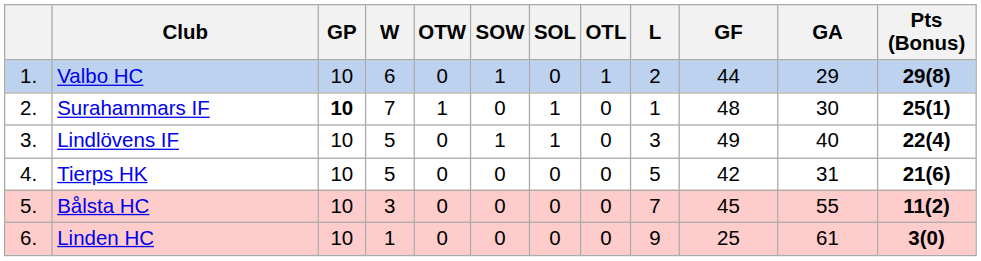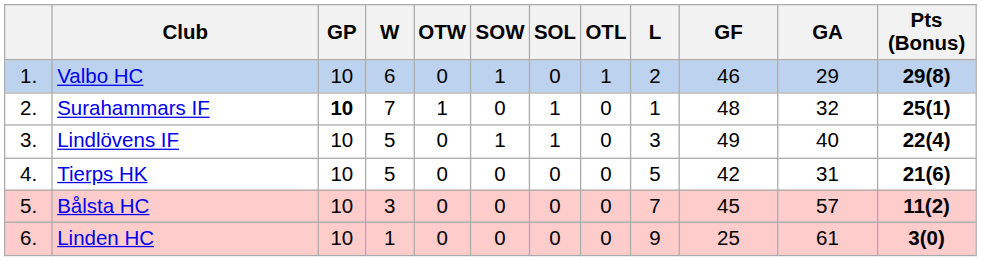(728, 76) 44 -> (728, 76) 46
(828, 108) 30 -> (828, 108) 32
(828, 206) 55 -> (828, 206) 57
